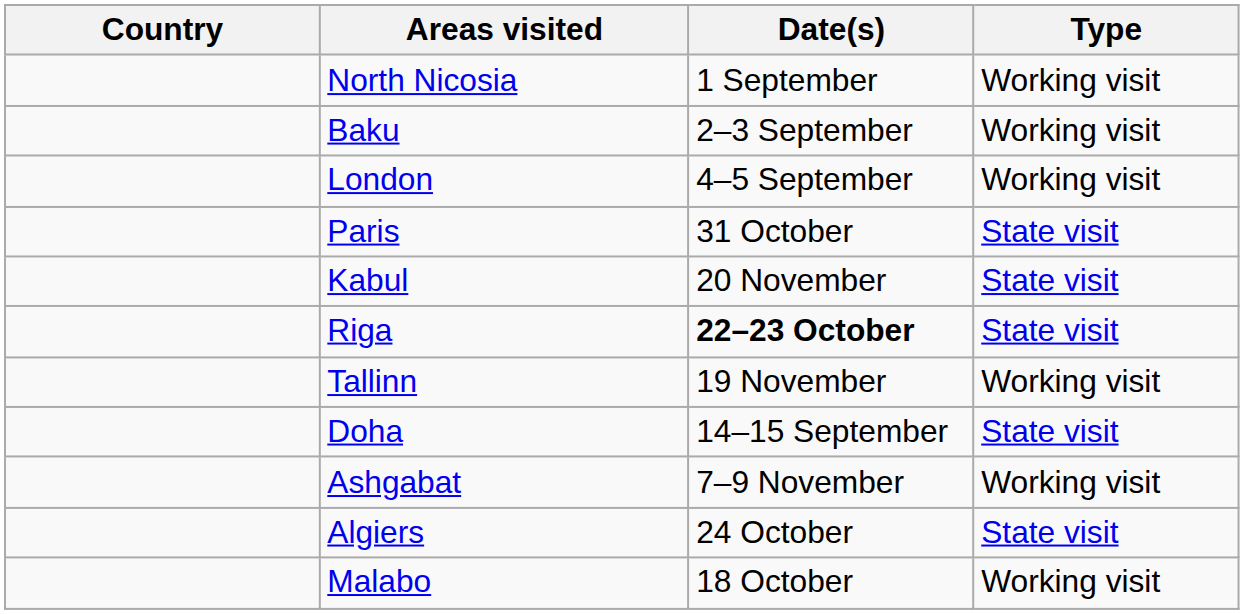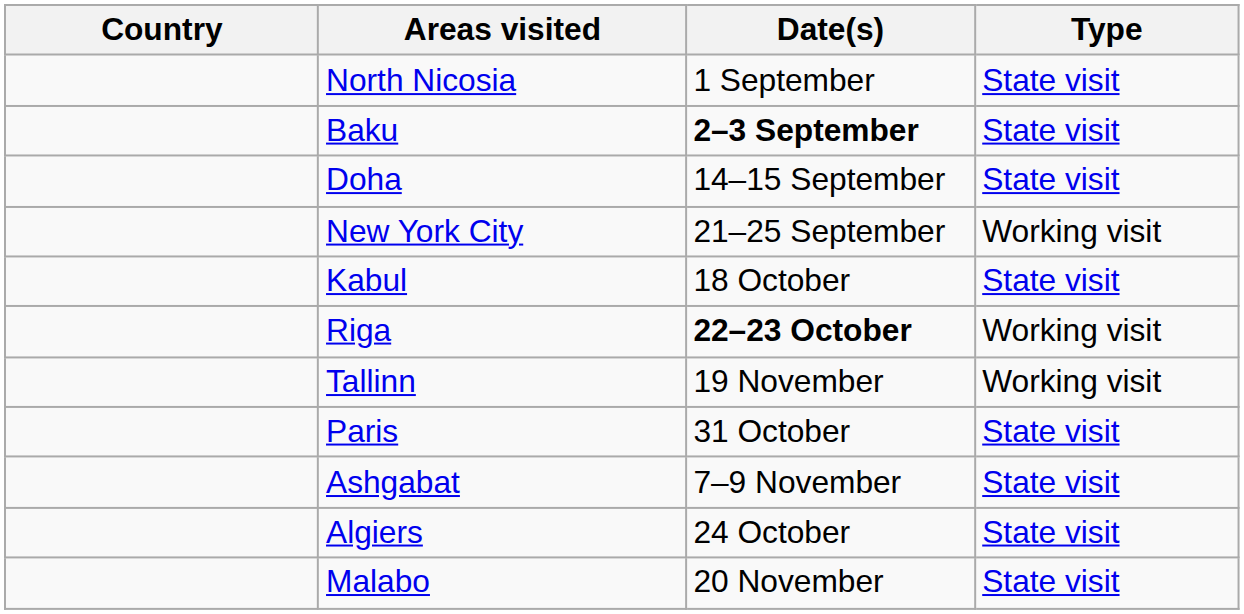(1071, 79) Working visit -> (1051, 79) State visit
(805, 130) normal -> (806, 130) bold
(1071, 130) Working visit -> (1051, 130) State visit
- row: (380, 180)
rows swapped: (365, 431) <-> (363, 230)
+ row: (425, 230)
(791, 280) 20 November -> (772, 280) 18 October
(1050, 331) State visit -> (1072, 331) Working visit
(1071, 481) Working visit -> (1051, 481) State visit
(775, 582) 18 October -> (788, 582) 20 November
(1071, 582) Working visit -> (1051, 582) State visit
